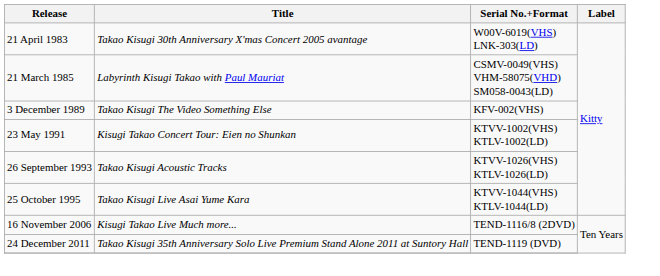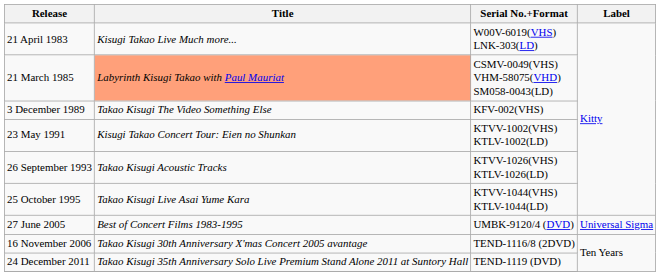(232, 39) Takao Kisugi 30th Anniversary X'mas Concert 2005 avantage -> (167, 39) Kisugi Takao Live Much more...
(191, 77) no background -> (191, 77) lightsalmon background
+ row: (36, 224)
(167, 224) Kisugi Takao Live Much more... -> (232, 243) Takao Kisugi 30th Anniversary X'mas Concert 2005 avantage
